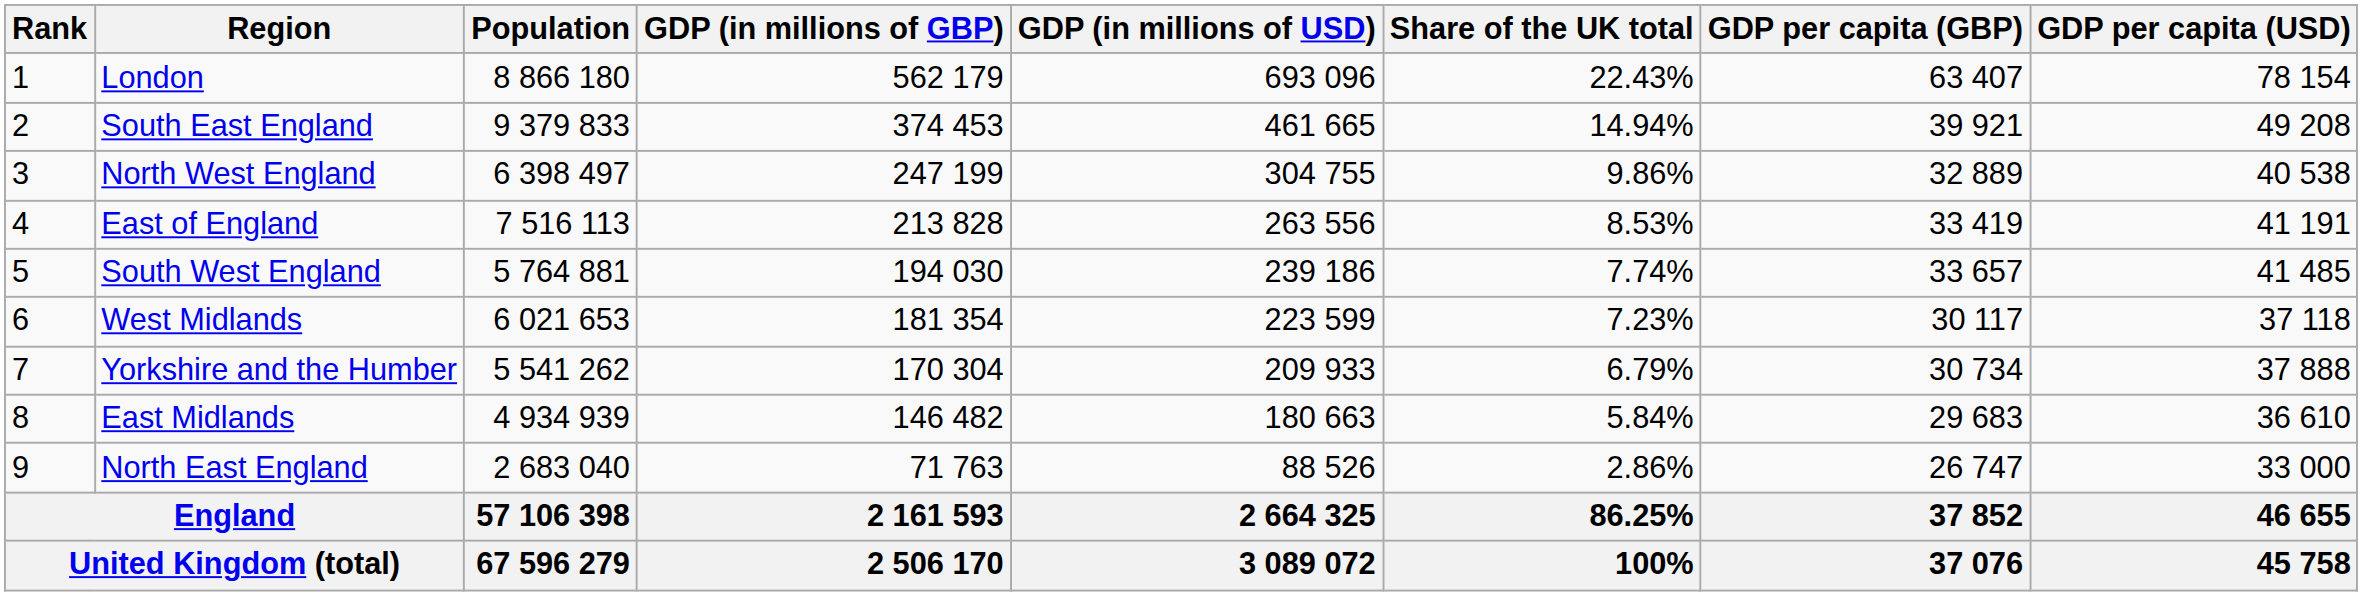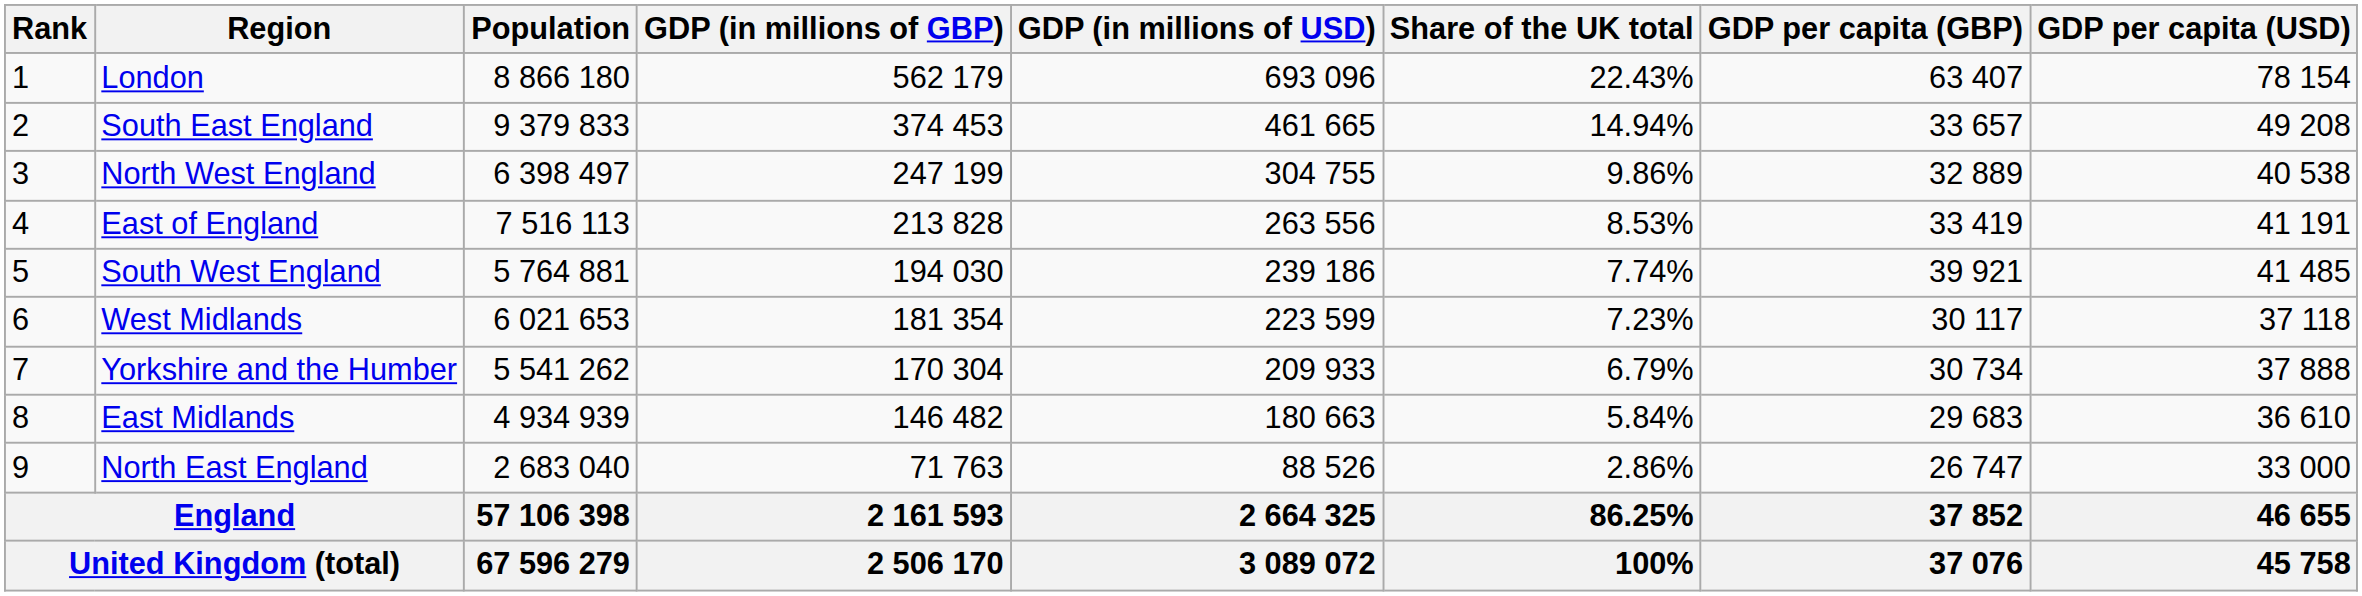(1976, 126) 39 921 -> (1976, 126) 33 657
(1976, 272) 33 657 -> (1976, 272) 39 921
